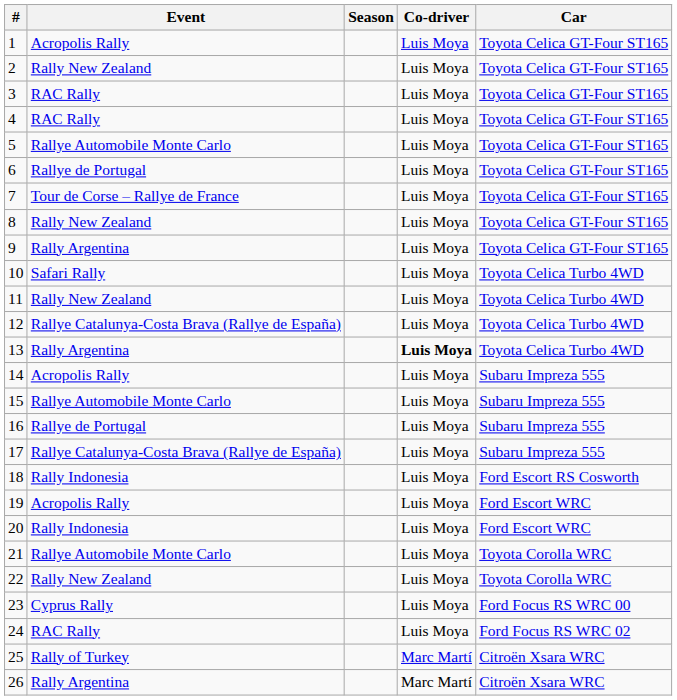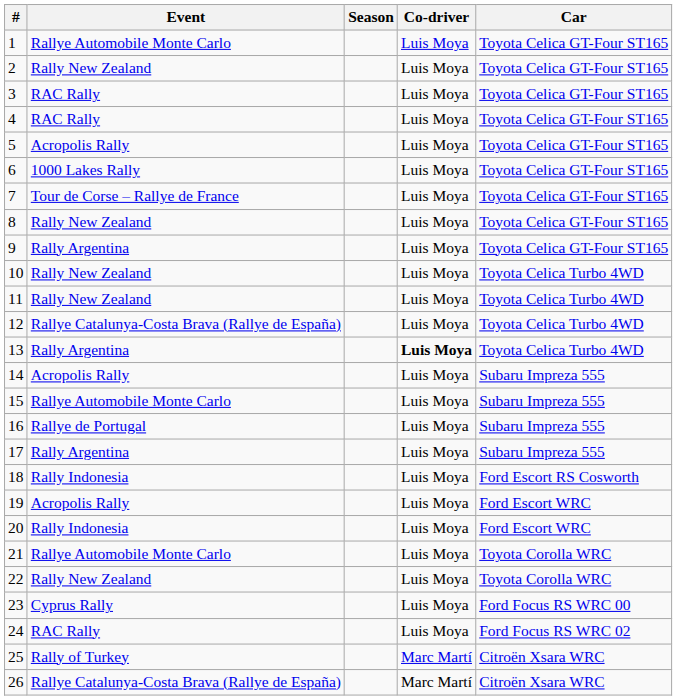(80, 43) Acropolis Rally -> (131, 43) Rallye Automobile Monte Carlo
(131, 145) Rallye Automobile Monte Carlo -> (80, 145) Acropolis Rally
(88, 170) Rallye de Portugal -> (85, 170) 1000 Lakes Rally
(68, 273) Safari Rally -> (91, 273) Rally New Zealand
(186, 452) Rallye Catalunya-Costa Brava (Rallye de España) -> (80, 452) Rally Argentina
(80, 682) Rally Argentina -> (186, 682) Rallye Catalunya-Costa Brava (Rallye de España)
